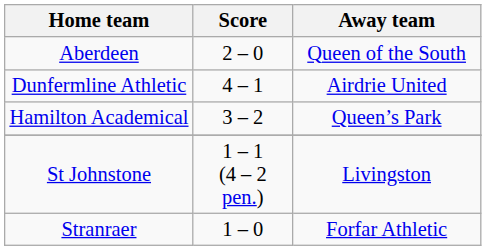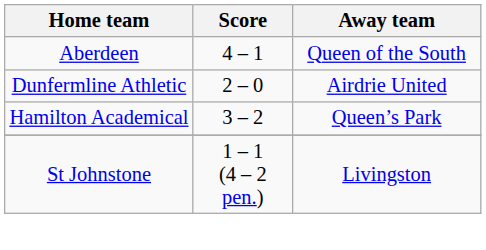(243, 53) 2 – 0 -> (243, 53) 4 – 1
(243, 85) 4 – 1 -> (243, 85) 2 – 0
- row: (99, 229)
